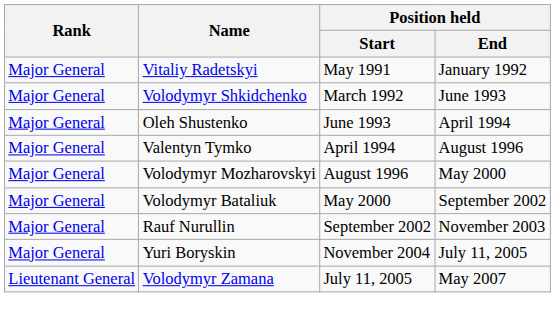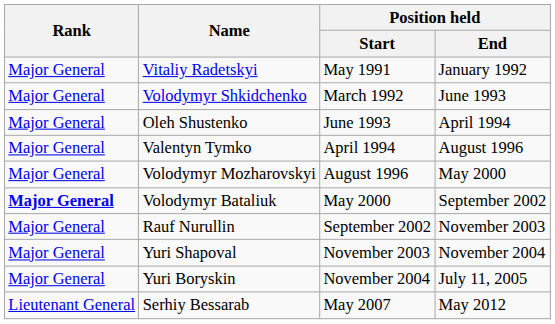(57, 200) normal -> (61, 200) bold
+ row: (190, 252)
- row: (208, 278)
+ row: (196, 305)
